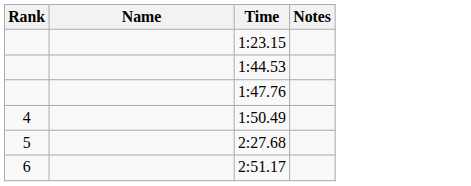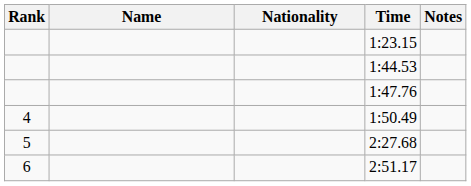+ column: (300, 17)
